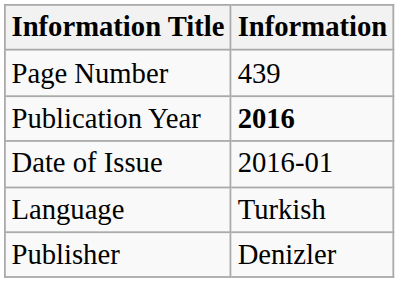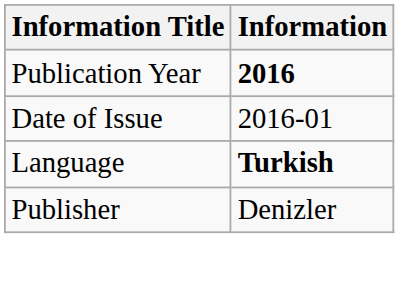- row: (90, 72)
(282, 208) normal -> (286, 163) bold
